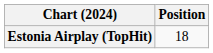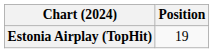(182, 36) 18 -> (182, 36) 19
